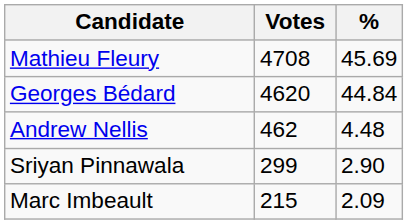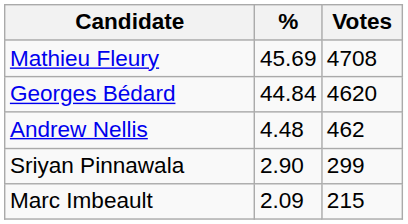columns swapped: (295, 22) <-> (369, 22)
